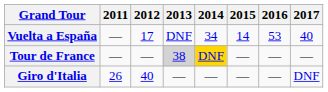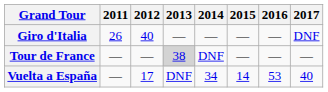rows swapped: (52, 76) <-> (52, 35)
(211, 55) gold background -> (211, 55) no background
